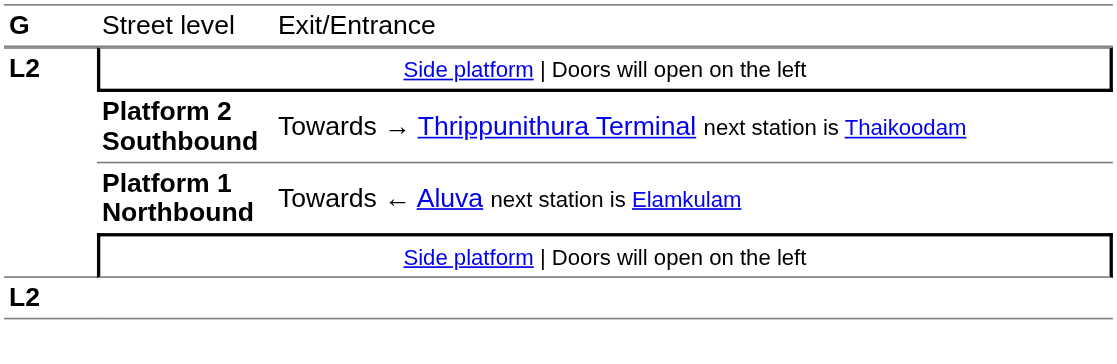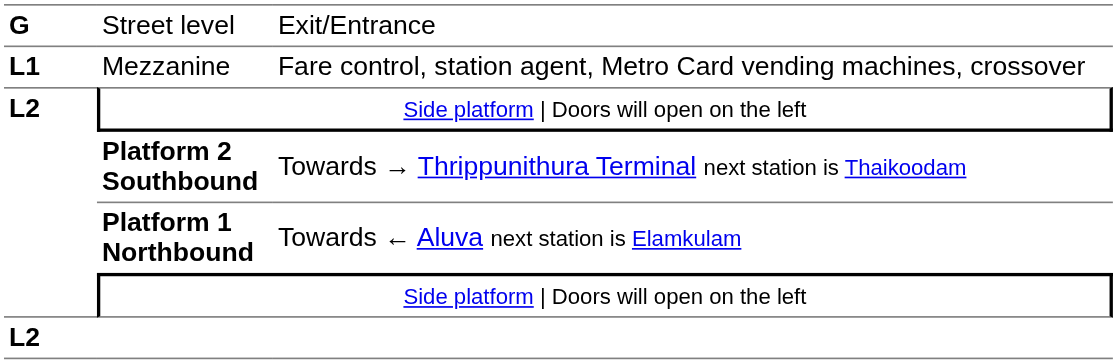+ row: (166, 66)
